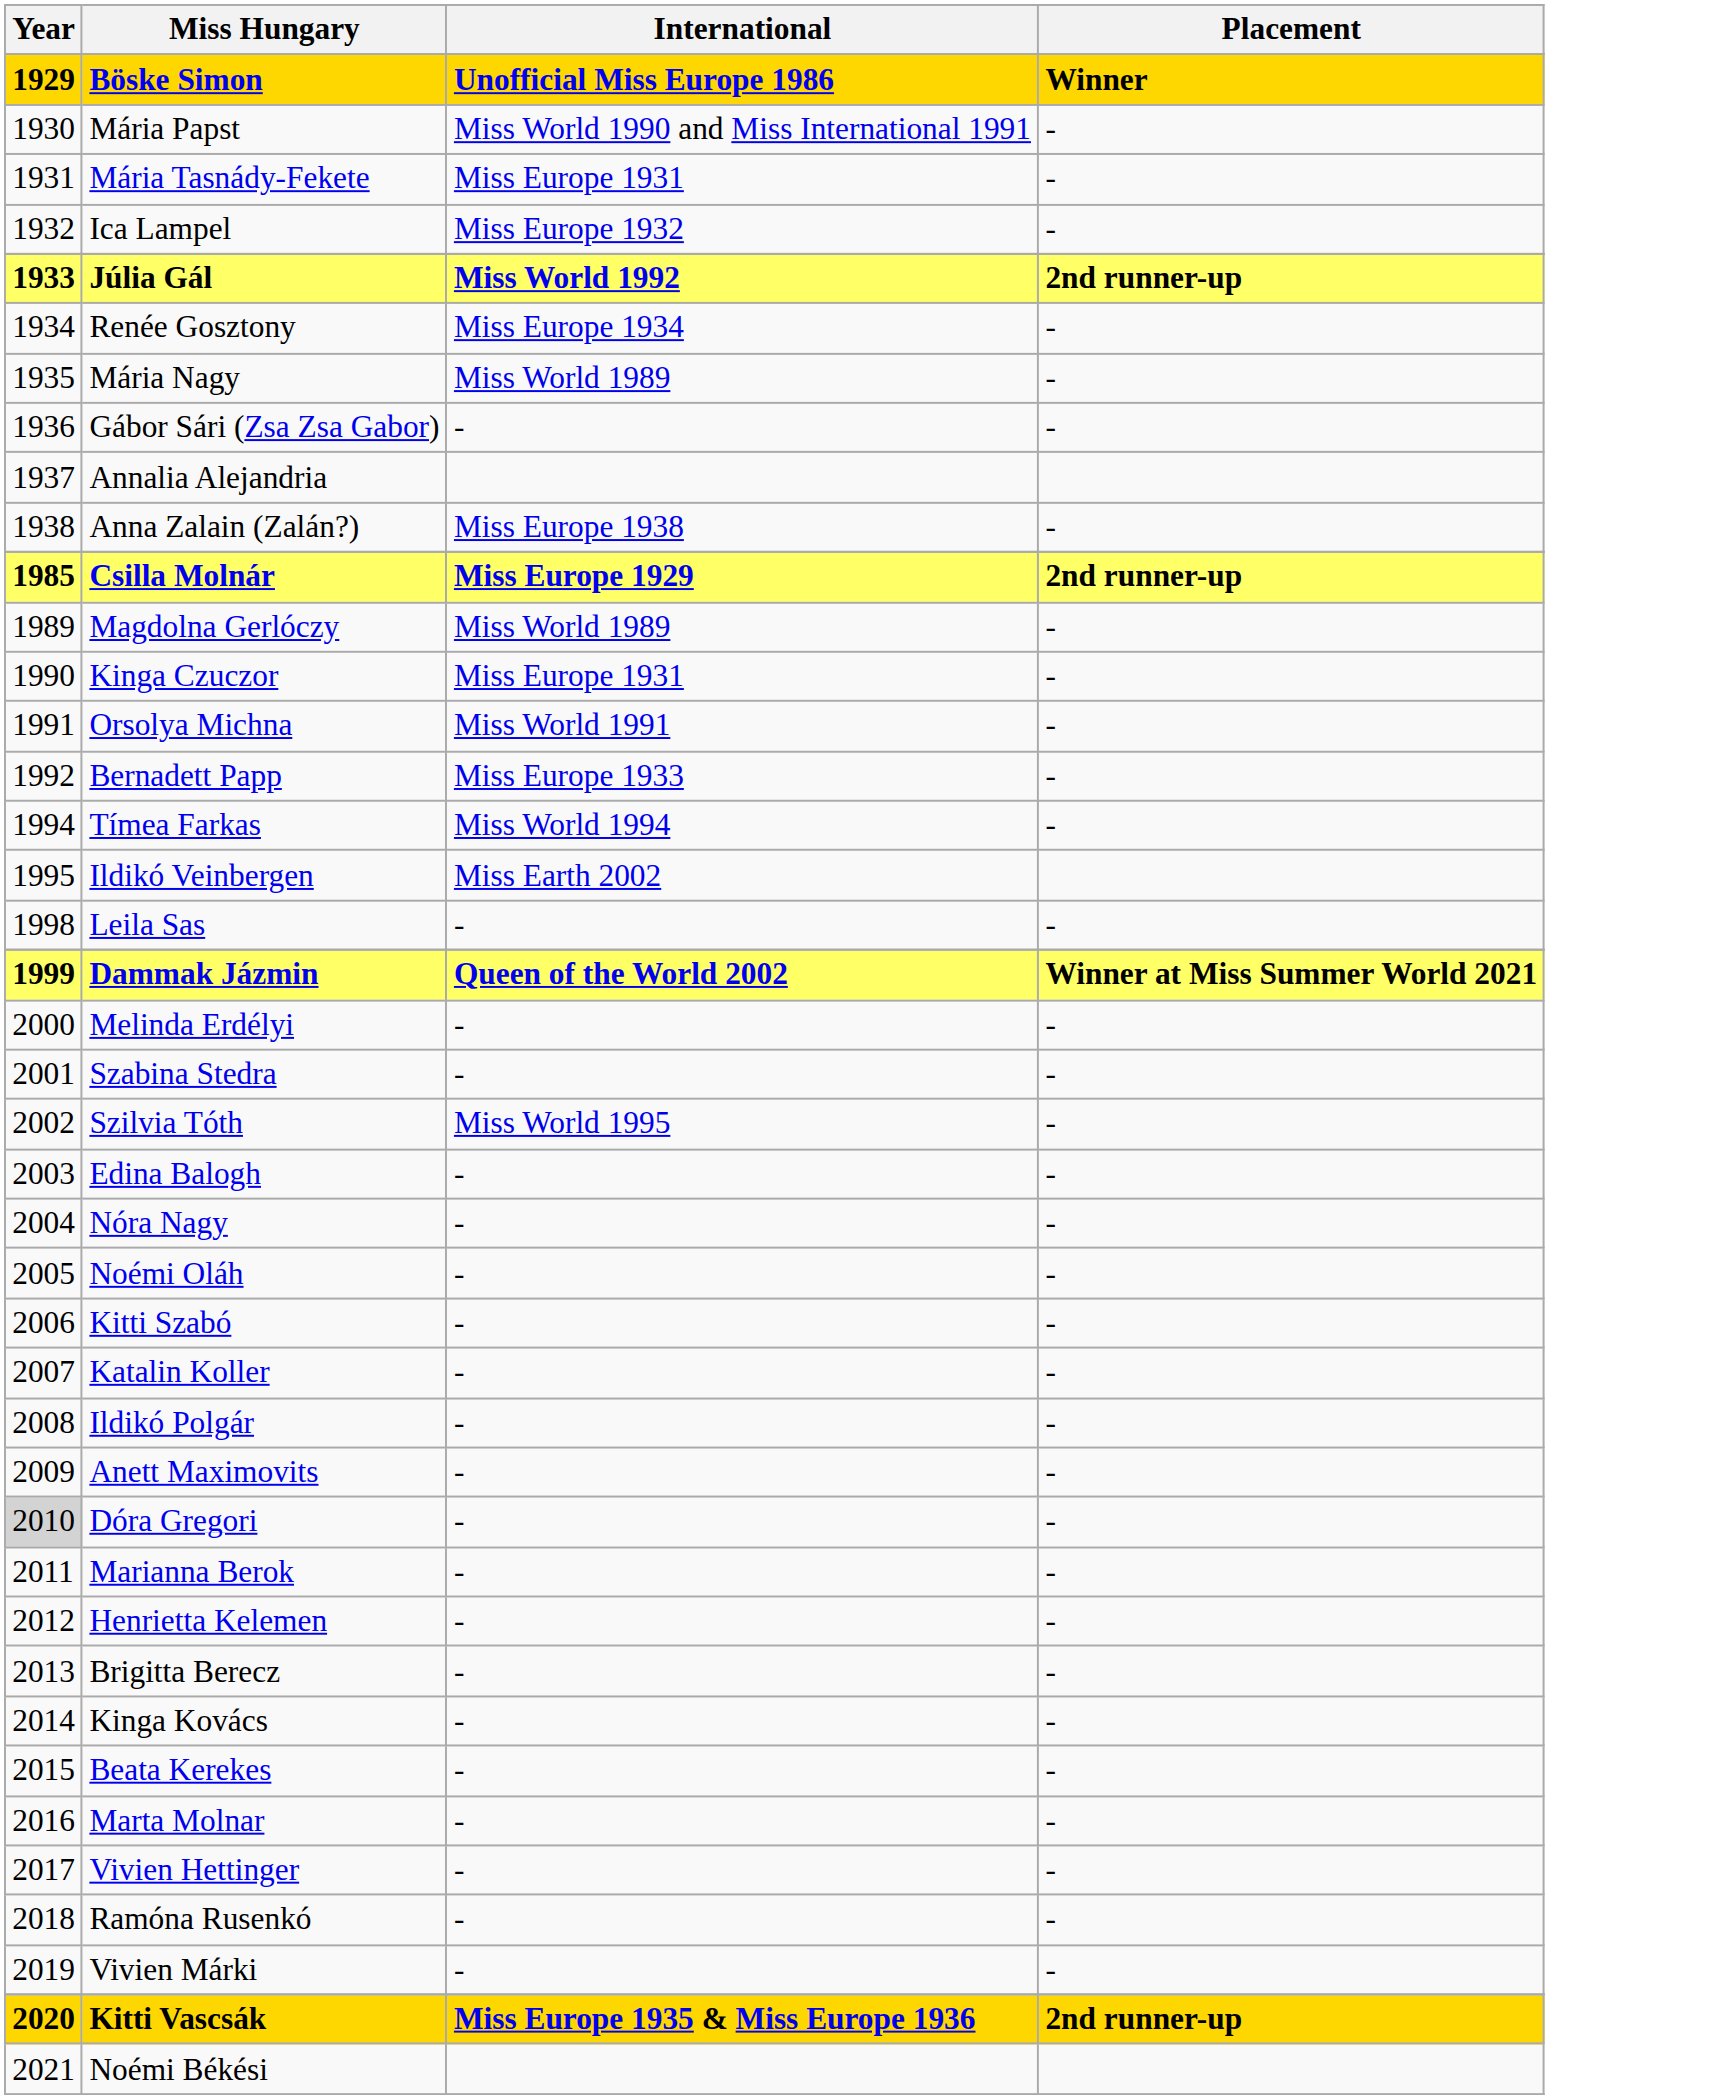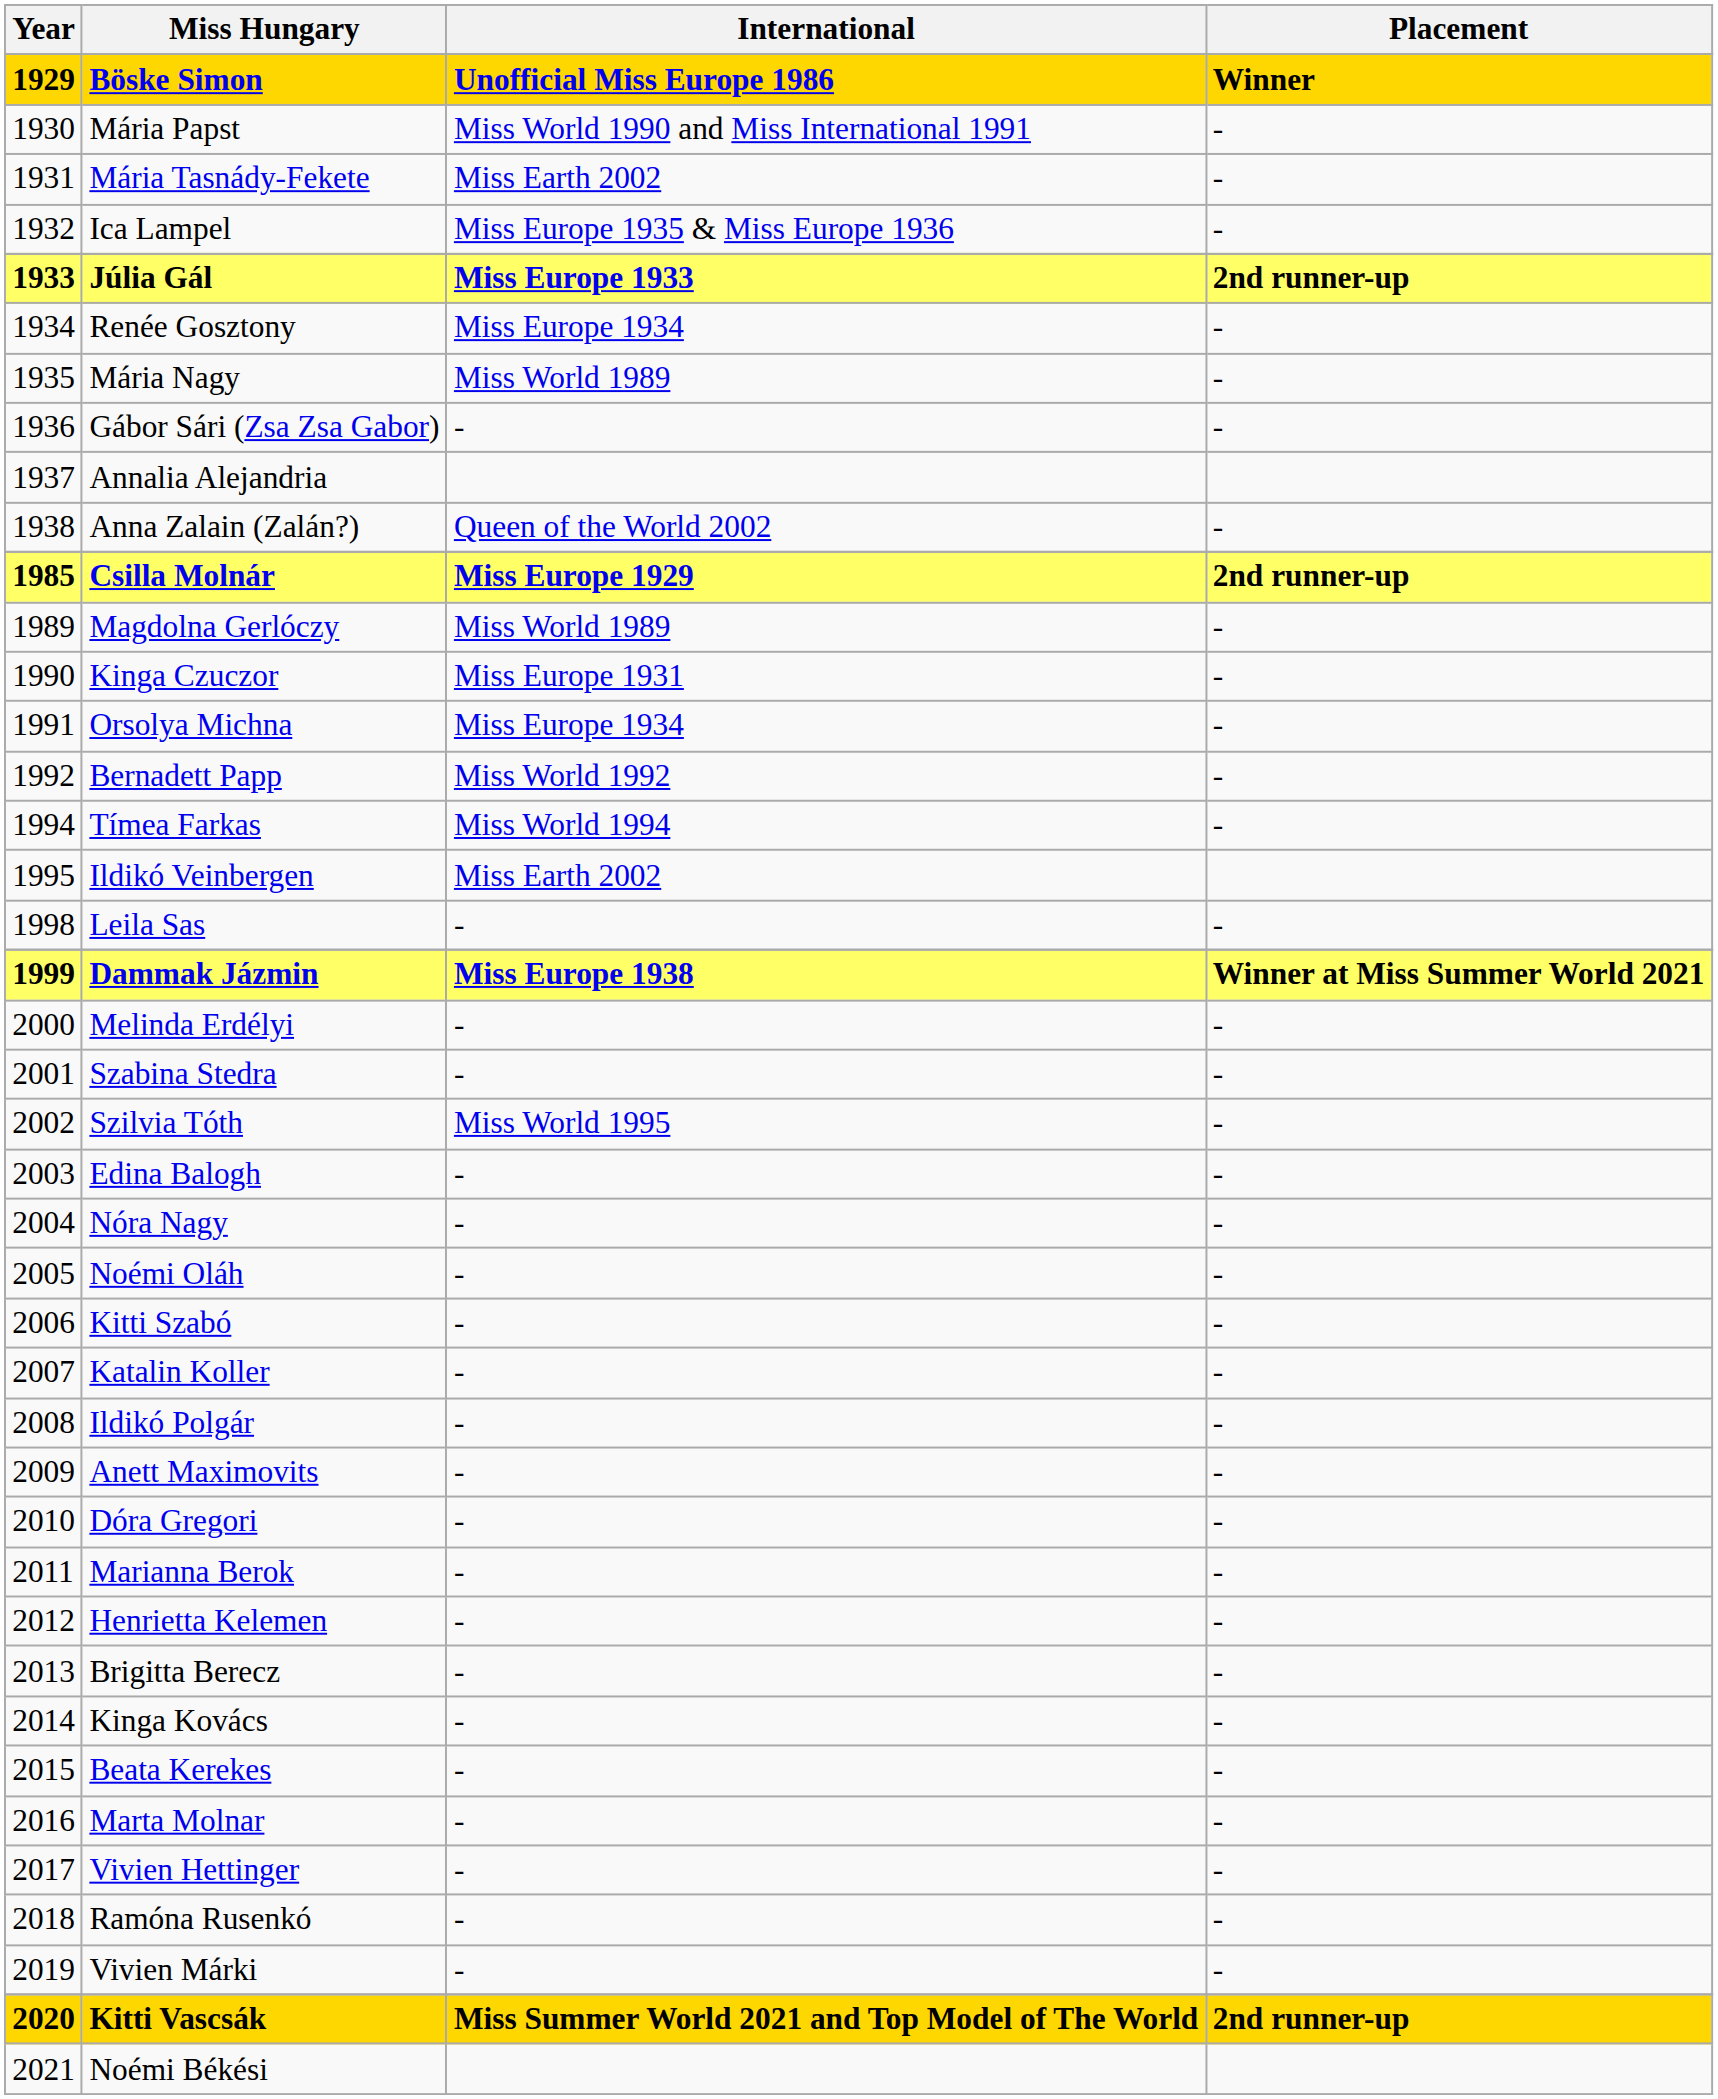(569, 178) Miss Europe 1931 -> (558, 178) Miss Earth 2002
(569, 228) Miss Europe 1932 -> (704, 228) Miss Europe 1935 & Miss Europe 1936
(567, 278) Miss World 1992 -> (574, 278) Miss Europe 1933
(569, 526) Miss Europe 1938 -> (613, 526) Queen of the World 2002
(562, 725) Miss World 1991 -> (569, 725) Miss Europe 1934
(569, 775) Miss Europe 1933 -> (562, 775) Miss World 1992
(621, 974) Queen of the World 2002 -> (574, 974) Miss Europe 1938
(44, 1521) lightgrey background -> (44, 1521) no background
(715, 2018) Miss Europe 1935 & Miss Europe 1936 -> (826, 2018) Miss Summer World 2021 and Top Model of The World
